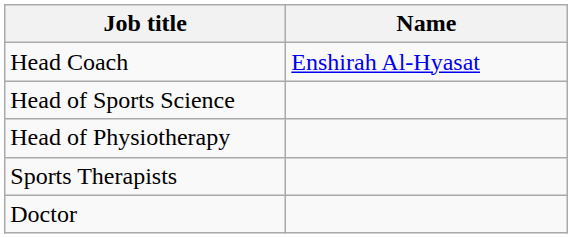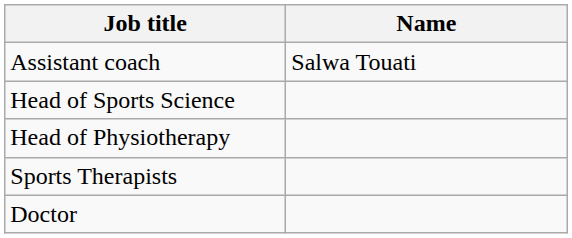- row: (69, 61)
+ row: (85, 61)
